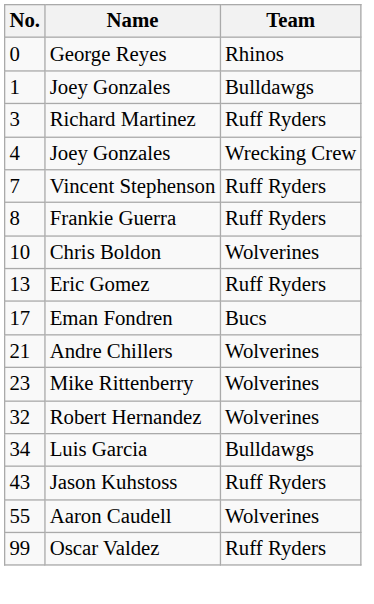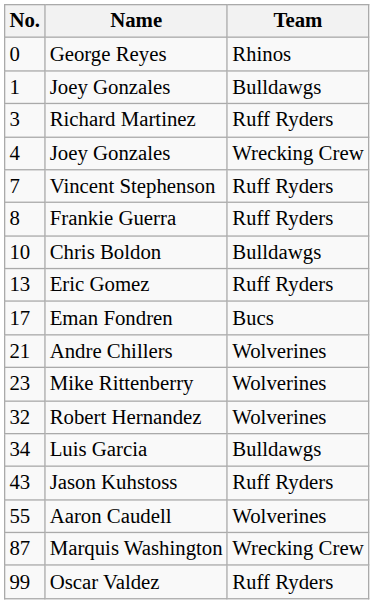(272, 251) Wolverines -> (277, 251) Bulldawgs
+ row: (20, 548)
